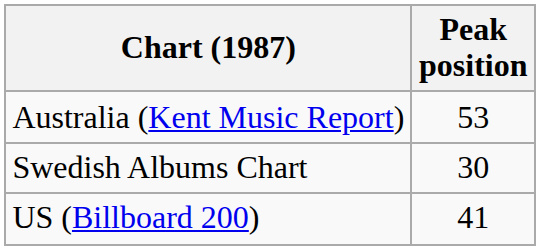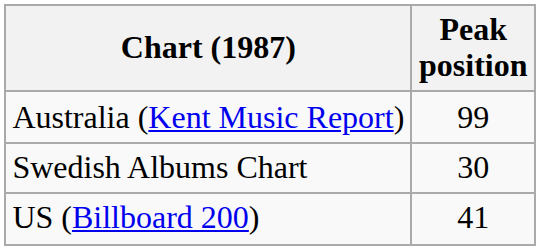(473, 116) 53 -> (473, 116) 99
